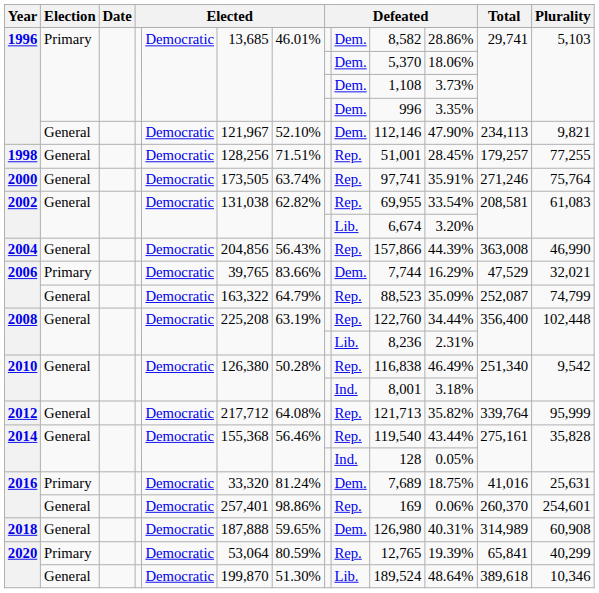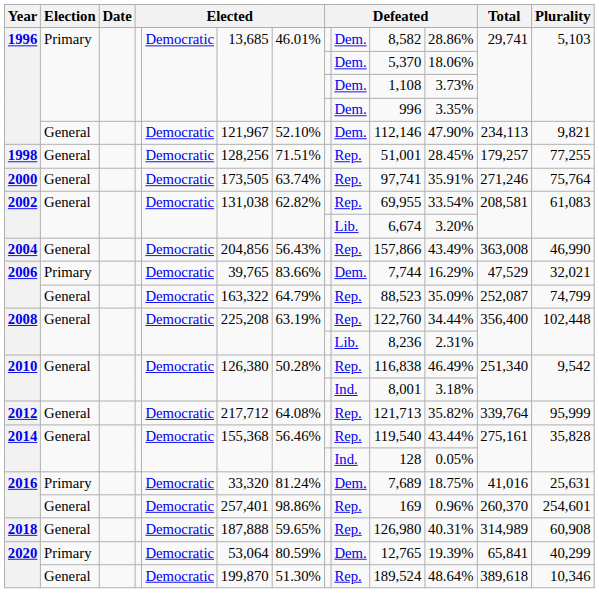(451, 249) 44.39% -> (451, 249) 43.49%
(454, 506) 0.06% -> (454, 506) 0.96%
(351, 529) Dem. -> (348, 529) Rep.
(348, 553) Rep. -> (351, 553) Dem.
(346, 576) Lib. -> (348, 576) Rep.
